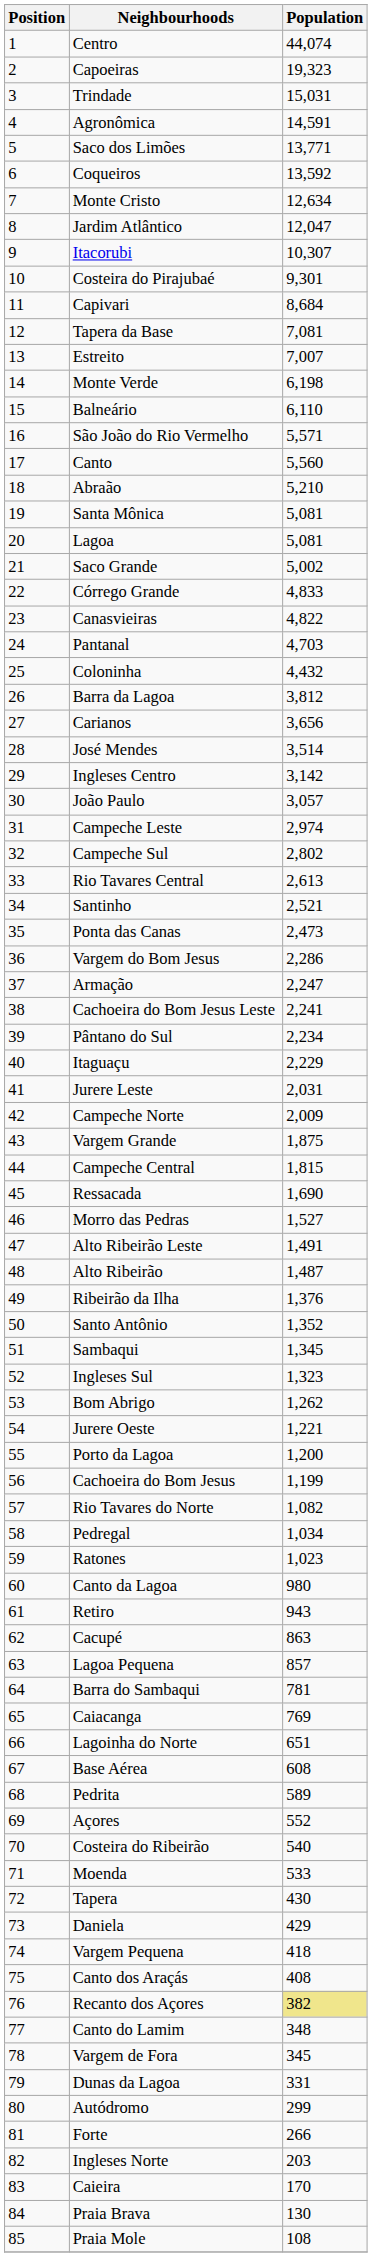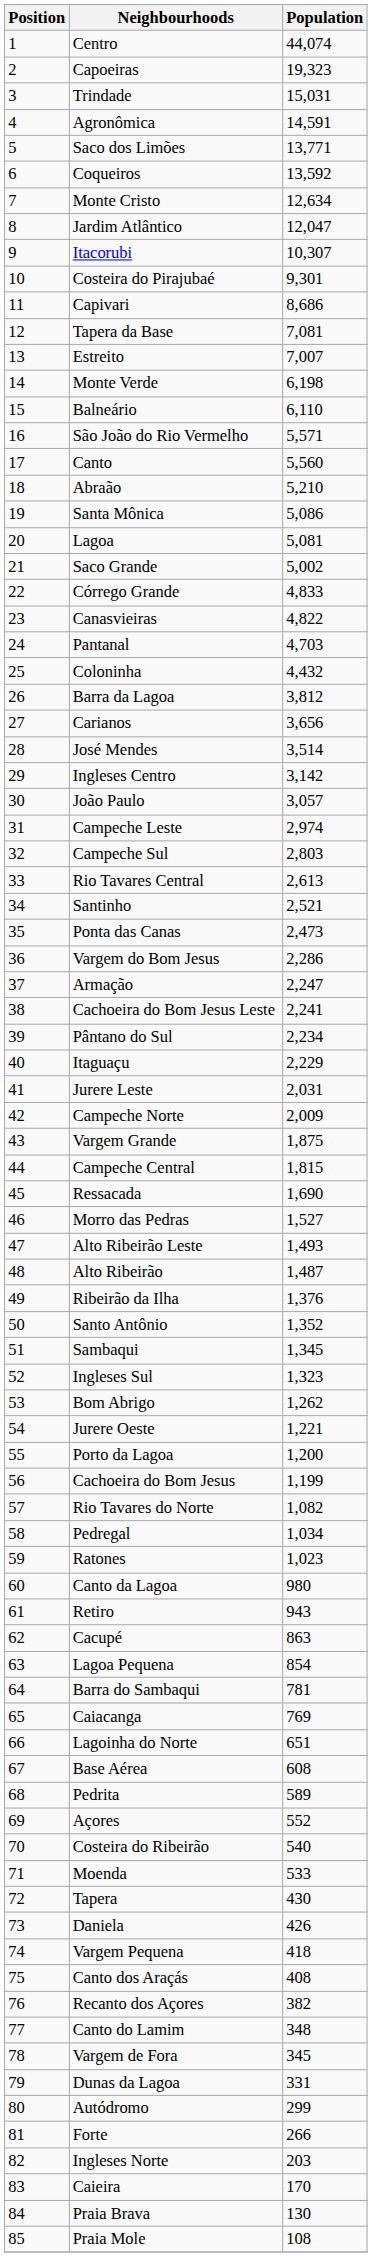(305, 305) 8,684 -> (305, 305) 8,686
(305, 514) 5,081 -> (305, 514) 5,086
(305, 853) 2,802 -> (305, 853) 2,803
(305, 1245) 1,491 -> (305, 1245) 1,493
(299, 1664) 857 -> (299, 1664) 854
(299, 1925) 429 -> (299, 1925) 426
(299, 2003) khaki background -> (299, 2003) no background
